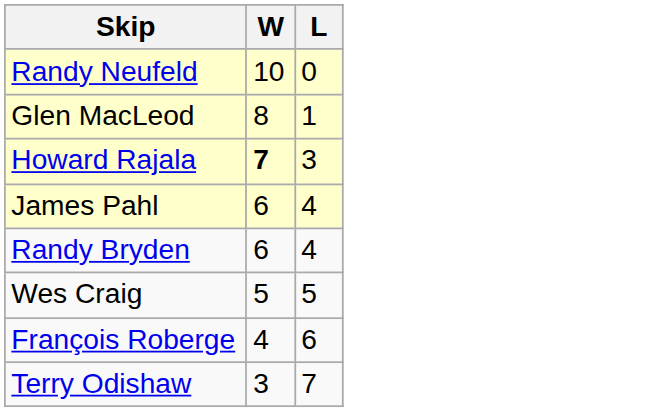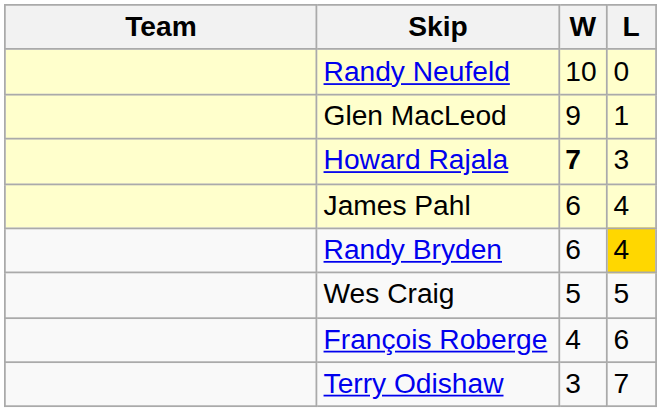+ column: (161, 26)
(261, 116) 8 -> (573, 116) 9
(309, 250) no background -> (621, 250) gold background
